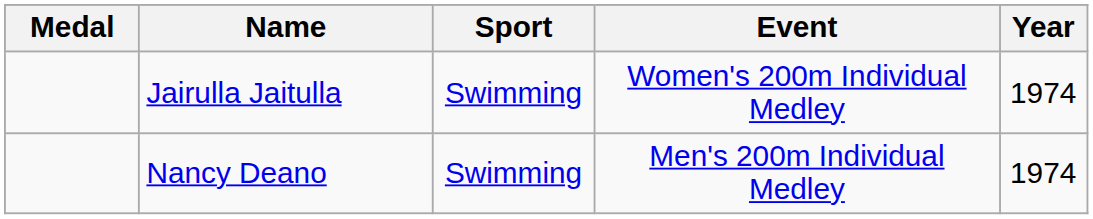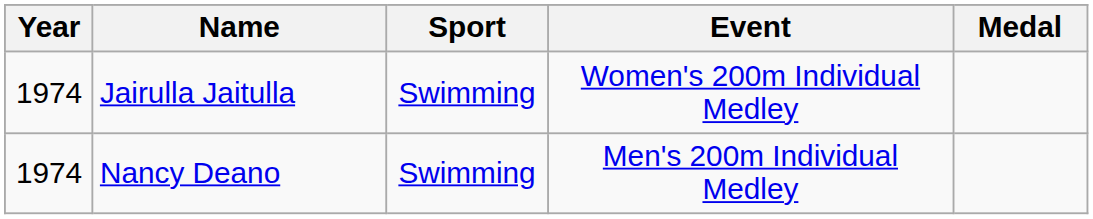columns swapped: (72, 28) <-> (1043, 28)
